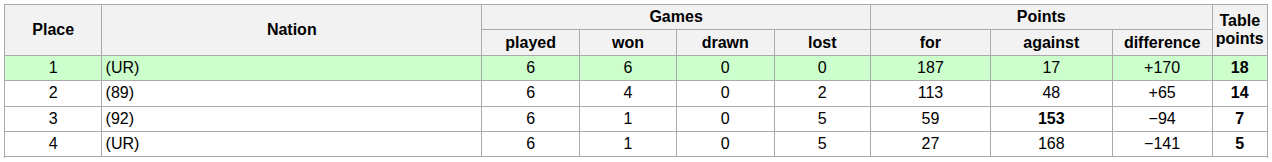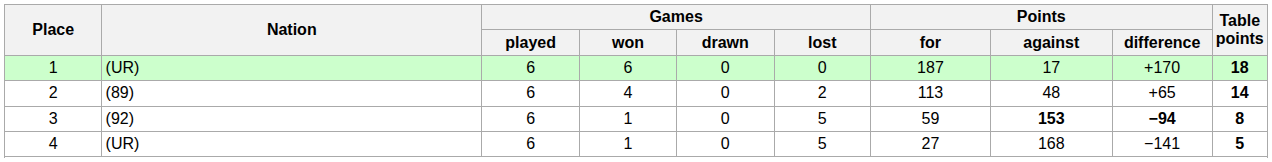(1162, 118) normal -> (1162, 118) bold
(1240, 118) 7 -> (1240, 118) 8
